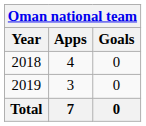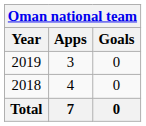rows swapped: (26, 62) <-> (26, 86)
